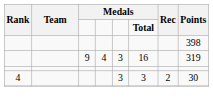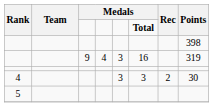+ row: (18, 94)
